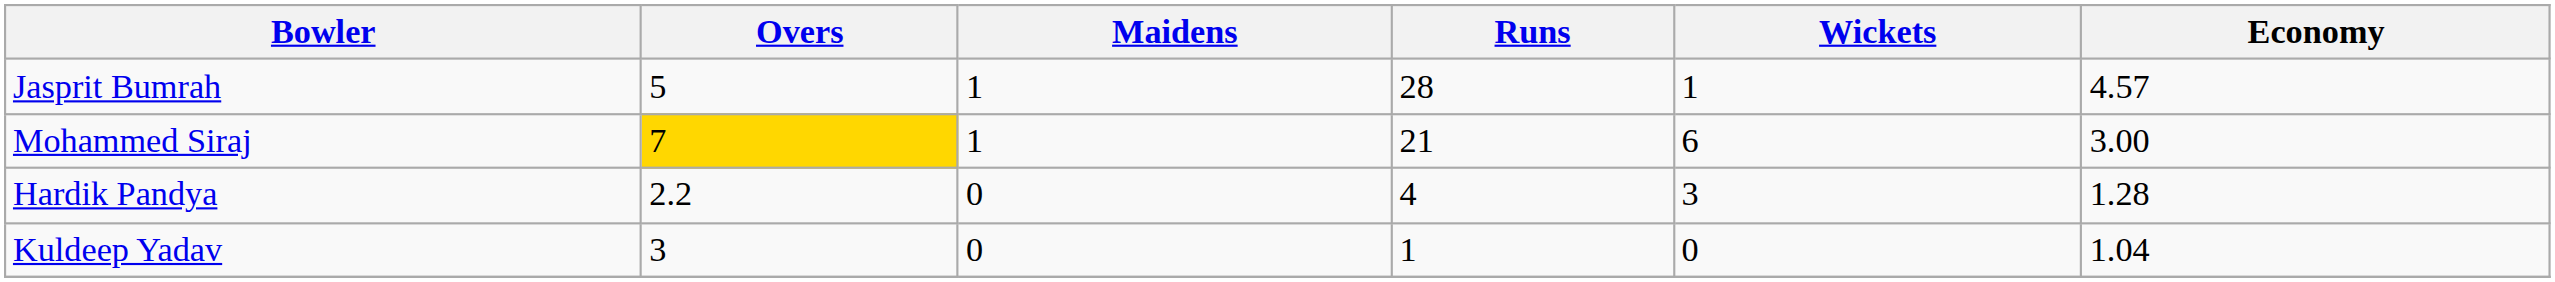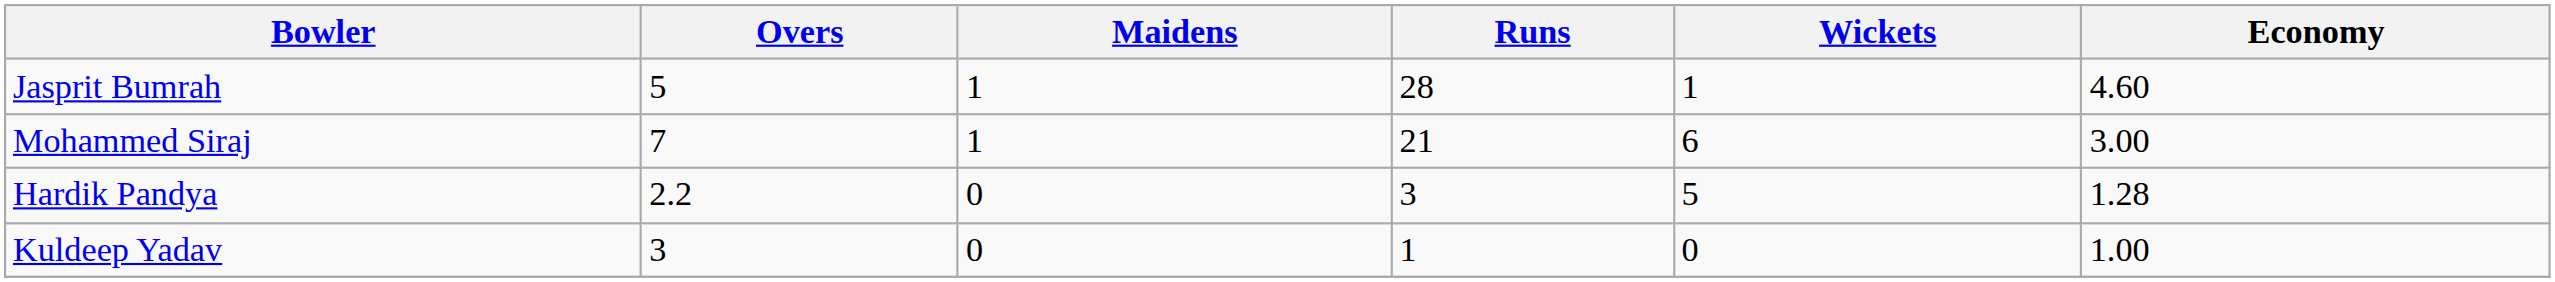(2120, 85) 4.57 -> (2120, 85) 4.60
(658, 140) gold background -> (658, 140) no background
(1408, 194) 4 -> (1408, 194) 3
(1690, 194) 3 -> (1690, 194) 5
(2120, 248) 1.04 -> (2120, 248) 1.00
